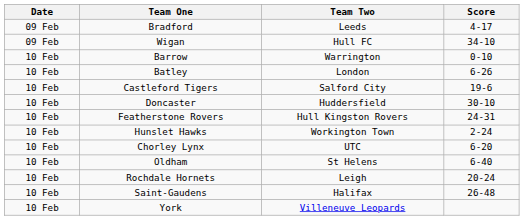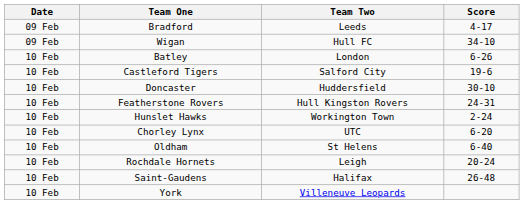- row: (171, 57)
